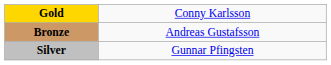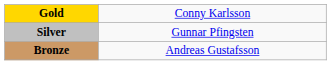rows swapped: (51, 50) <-> (51, 32)
